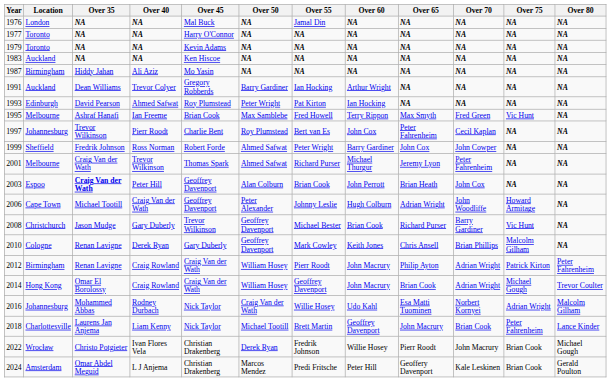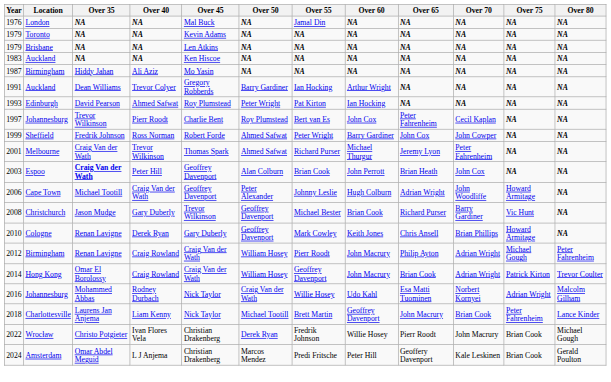- row: (14, 35)
+ row: (14, 47)
- row: (14, 115)
(520, 245) Malcolm Gilham -> (521, 233) Howard Armitage
(528, 266) Patrick Kirton -> (519, 253) Michael Gough
(519, 286) Michael Gough -> (528, 274) Patrick Kirton
